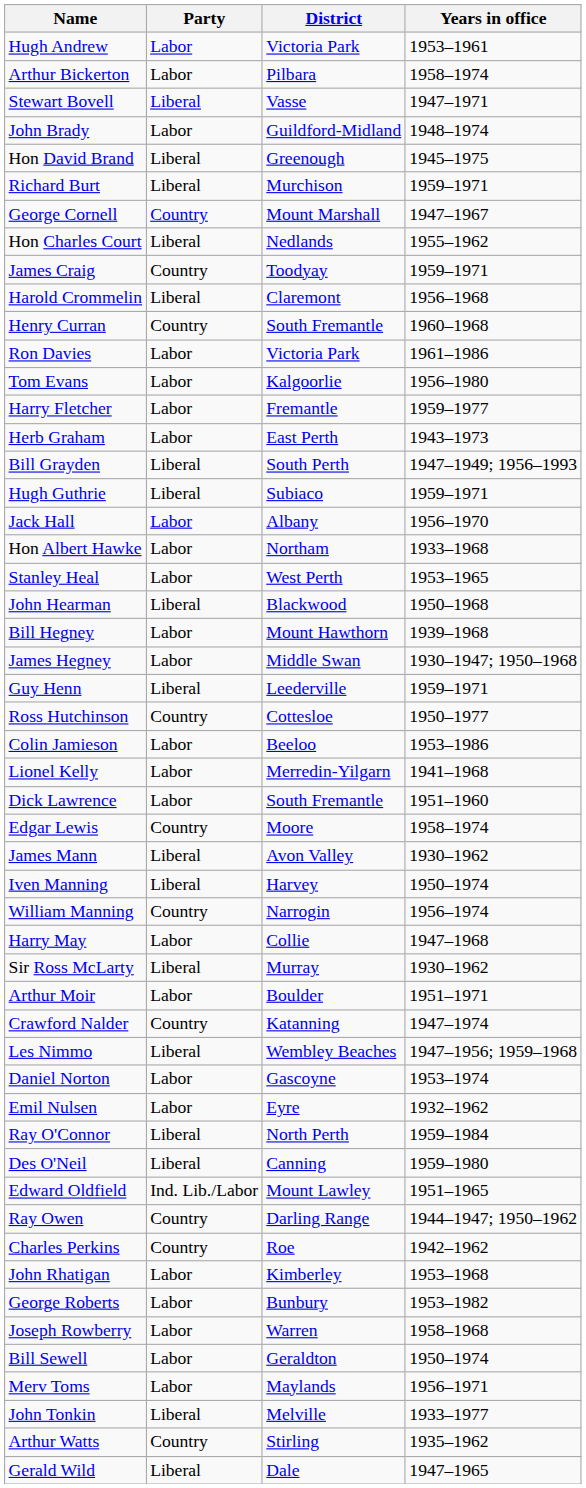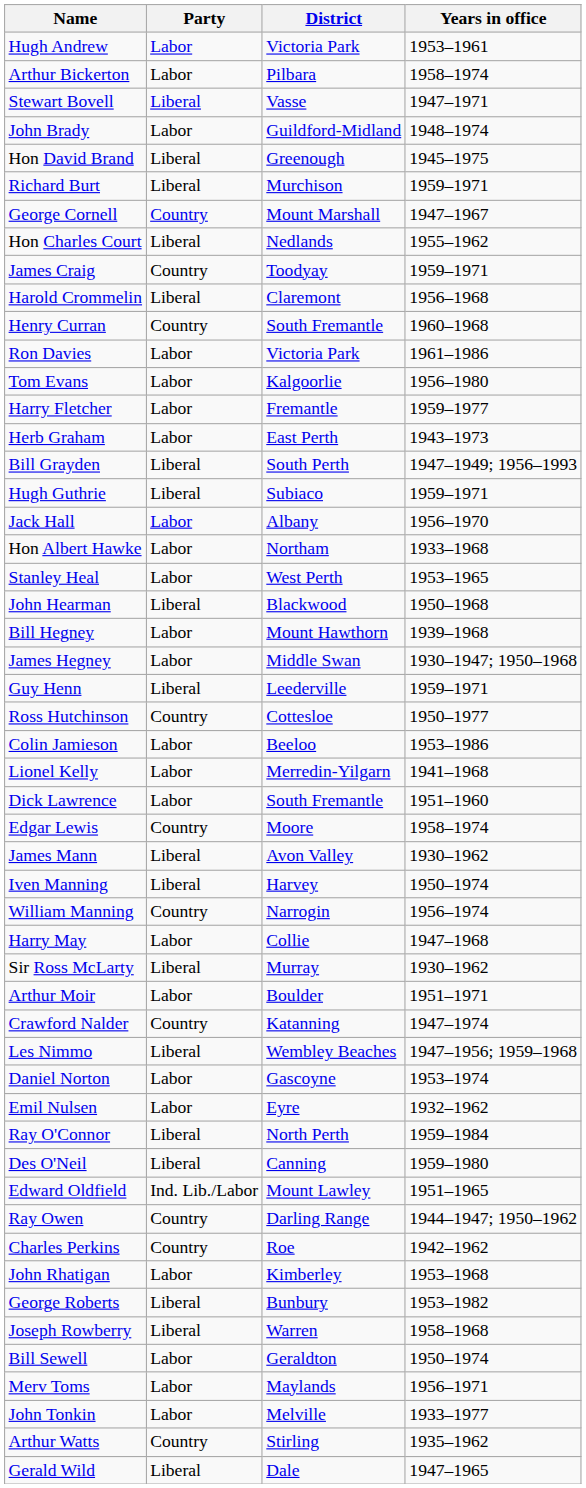(171, 1302) Labor -> (176, 1302) Liberal
(171, 1330) Labor -> (176, 1330) Liberal
(176, 1414) Liberal -> (171, 1414) Labor
